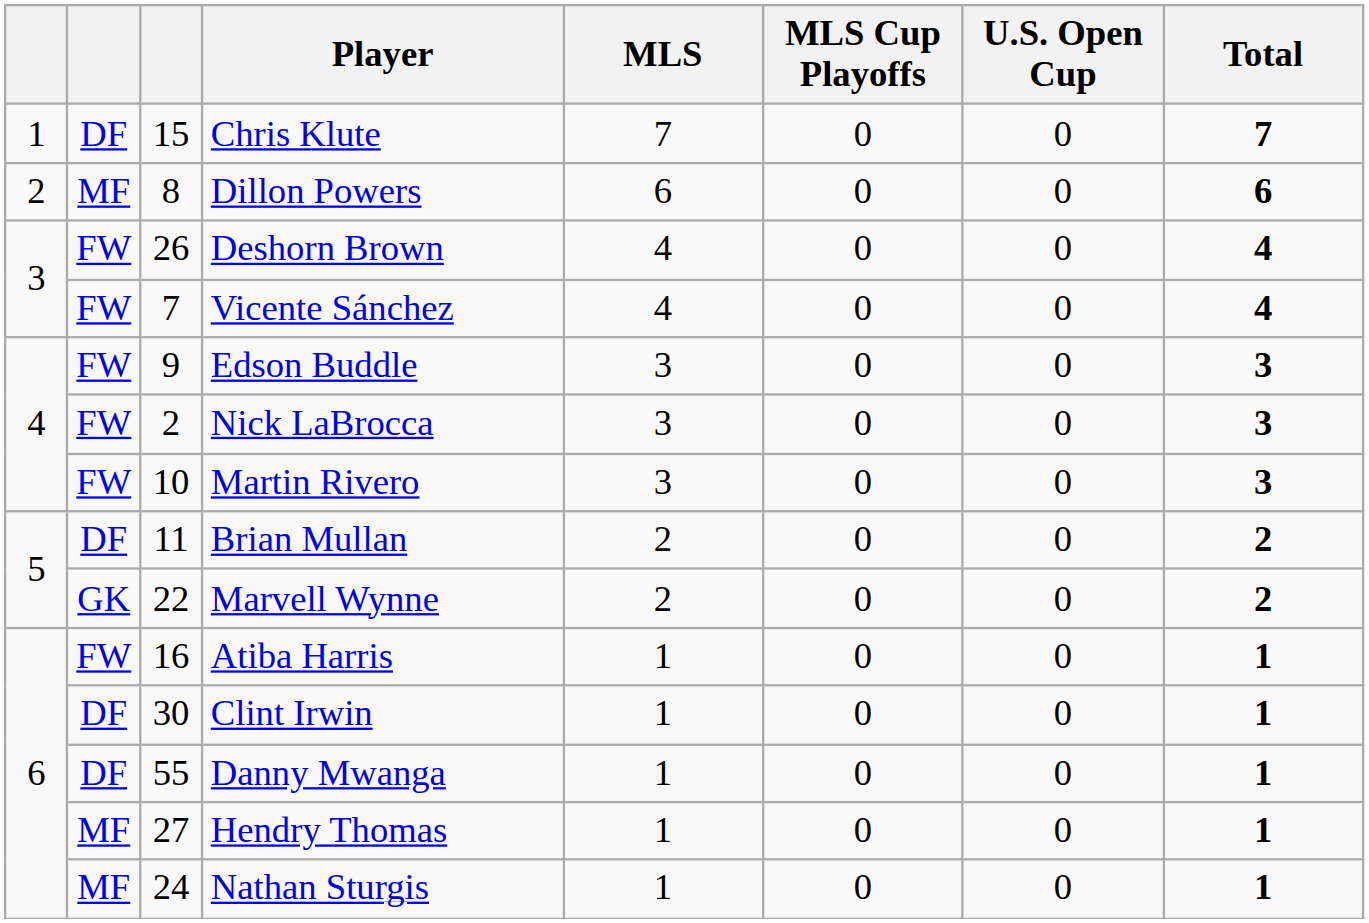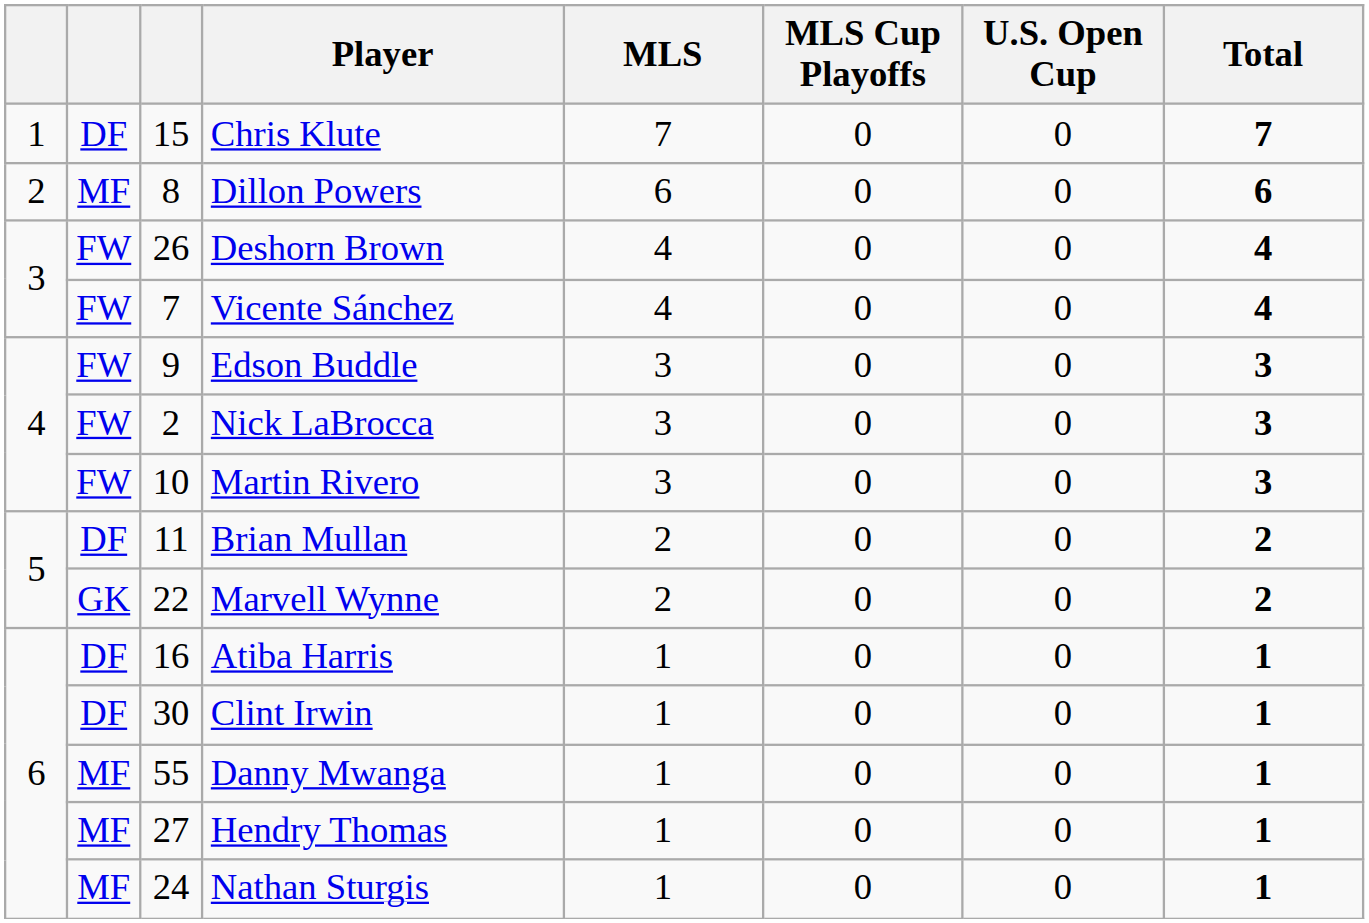(104, 655) FW -> (104, 655) DF
(104, 772) DF -> (104, 772) MF
